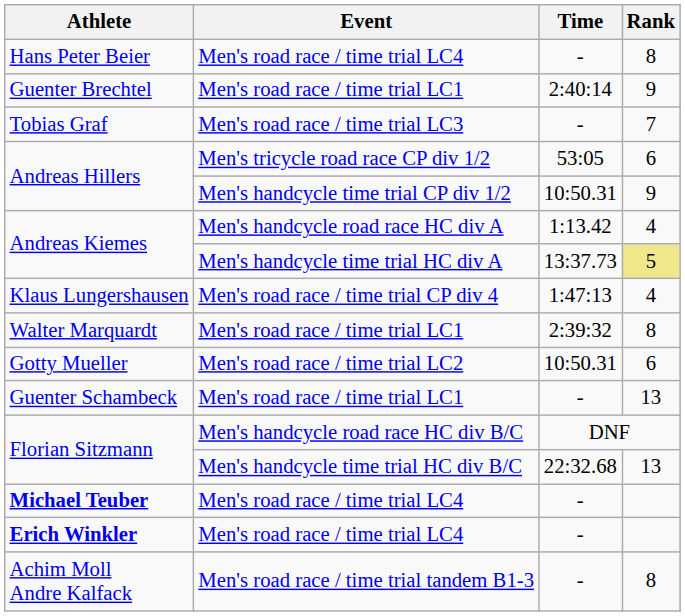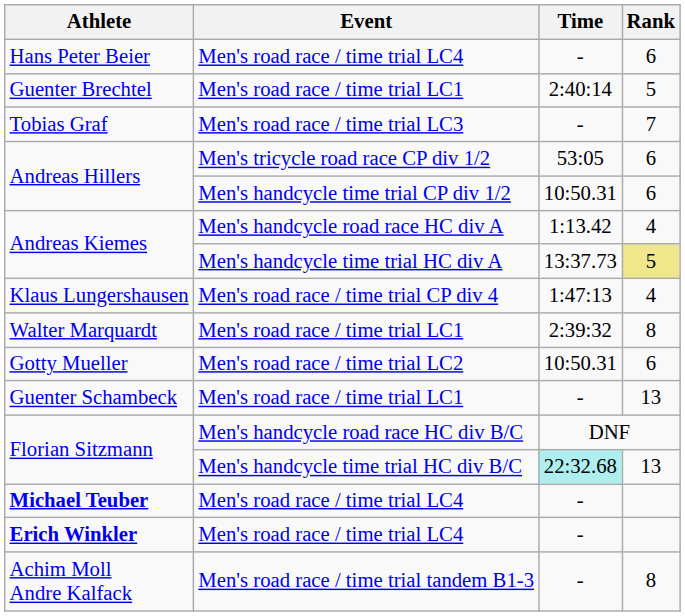(651, 56) 8 -> (651, 56) 6
(651, 90) 9 -> (651, 90) 5
(651, 192) 9 -> (651, 192) 6
(580, 466) no background -> (580, 466) paleturquoise background
